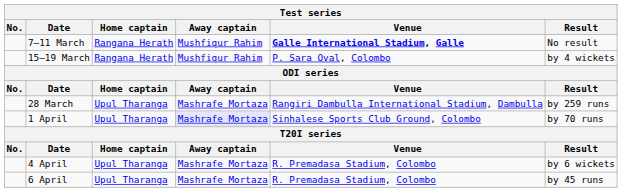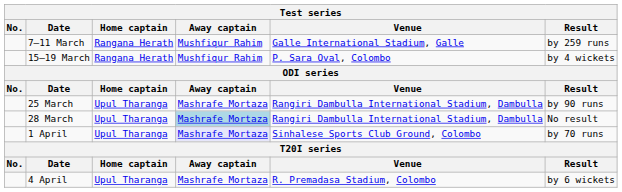(368, 42) bold -> (368, 42) normal
(573, 42) No result -> (578, 42) by 259 runs
+ row: (50, 104)
(223, 104) no background -> (223, 119) lightblue background
(578, 104) by 259 runs -> (573, 119) No result
- row: (48, 180)
